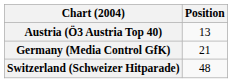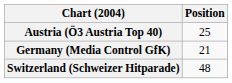(205, 31) 13 -> (205, 31) 25
